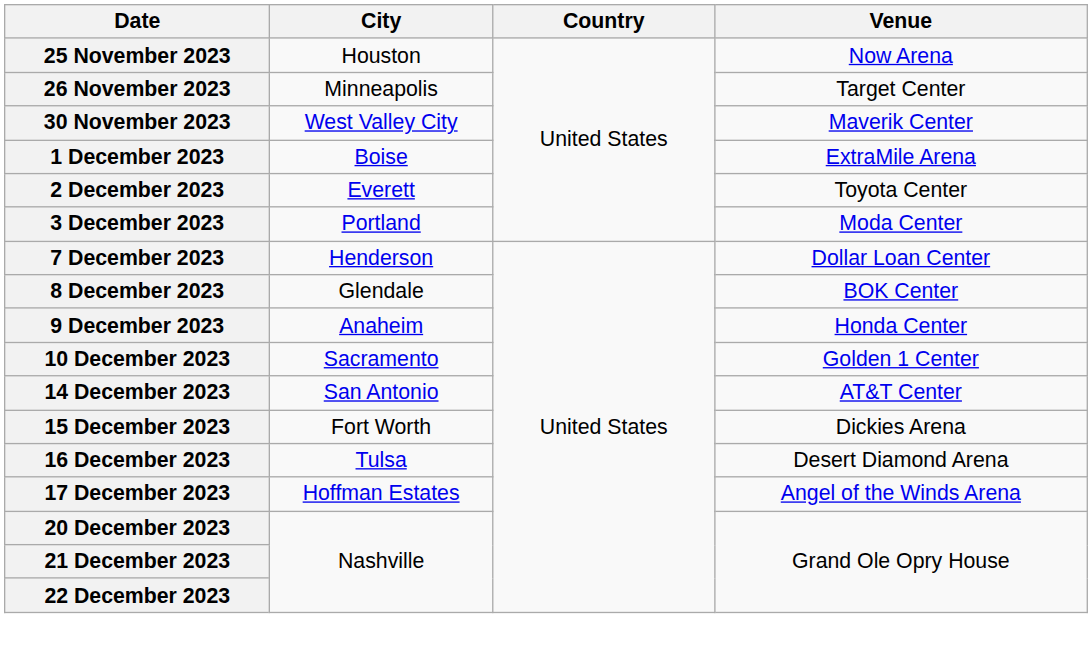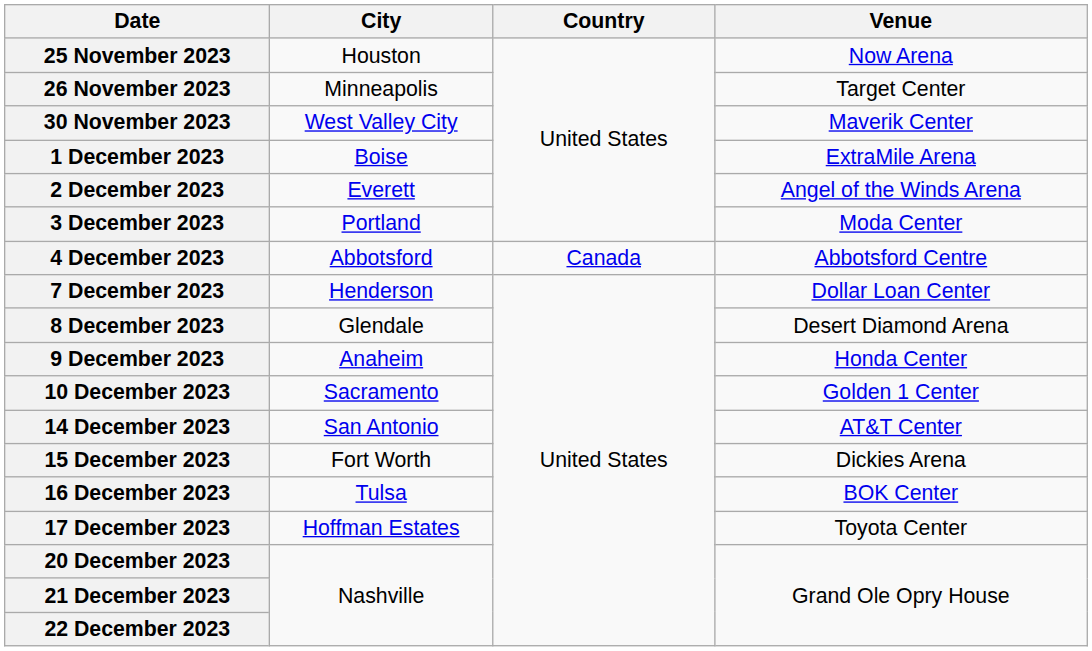(901, 190) Toyota Center -> (901, 190) Angel of the Winds Arena
+ row: (137, 257)
(901, 291) BOK Center -> (901, 325) Desert Diamond Arena
(901, 460) Desert Diamond Arena -> (901, 493) BOK Center
(901, 493) Angel of the Winds Arena -> (901, 527) Toyota Center
